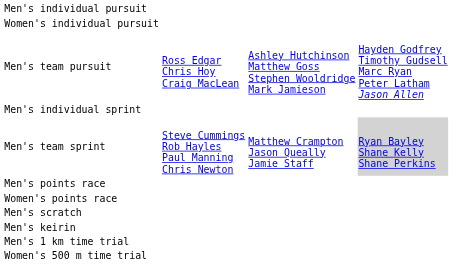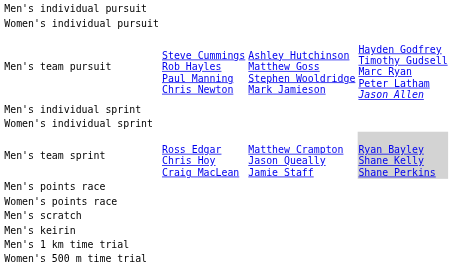(201, 72) Ross Edgar Chris Hoy Craig MacLean -> (204, 72) Steve Cummings Rob Hayles Paul Manning Chris Newton
+ row: (79, 124)
(204, 152) Steve Cummings Rob Hayles Paul Manning Chris Newton -> (201, 161) Ross Edgar Chris Hoy Craig MacLean
